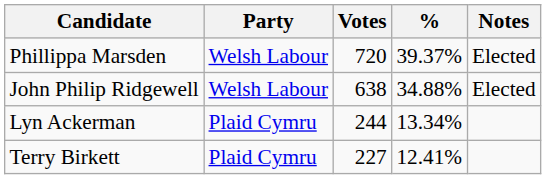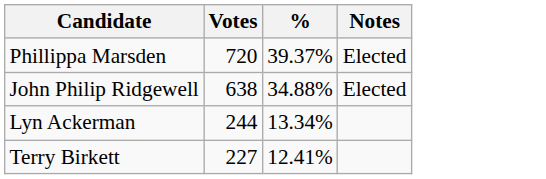- column: (268, 21)
